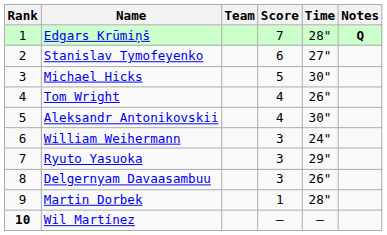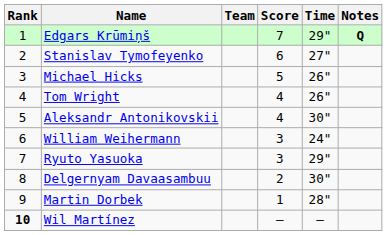(320, 35) 28" -> (320, 35) 29"
(320, 76) 30" -> (320, 76) 26"
(280, 179) 3 -> (280, 179) 2
(320, 179) 26" -> (320, 179) 30"
